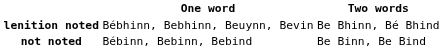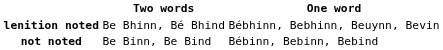columns swapped: (378, 8) <-> (208, 8)
